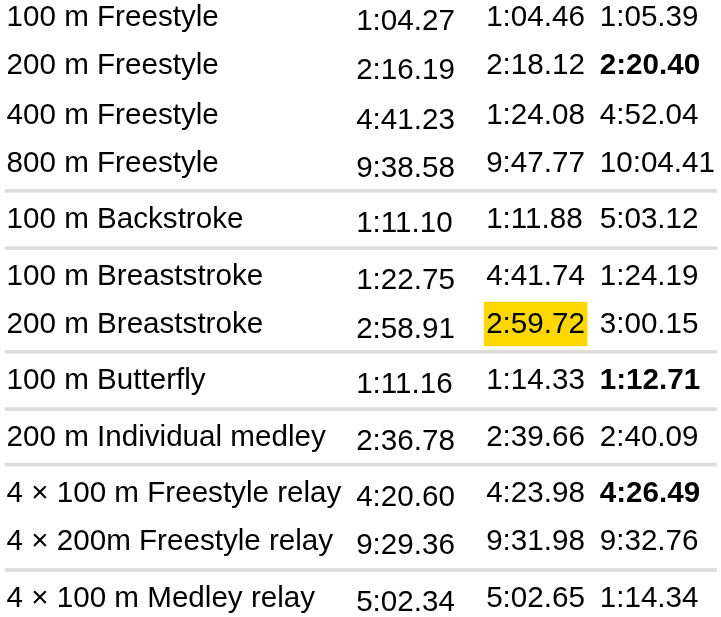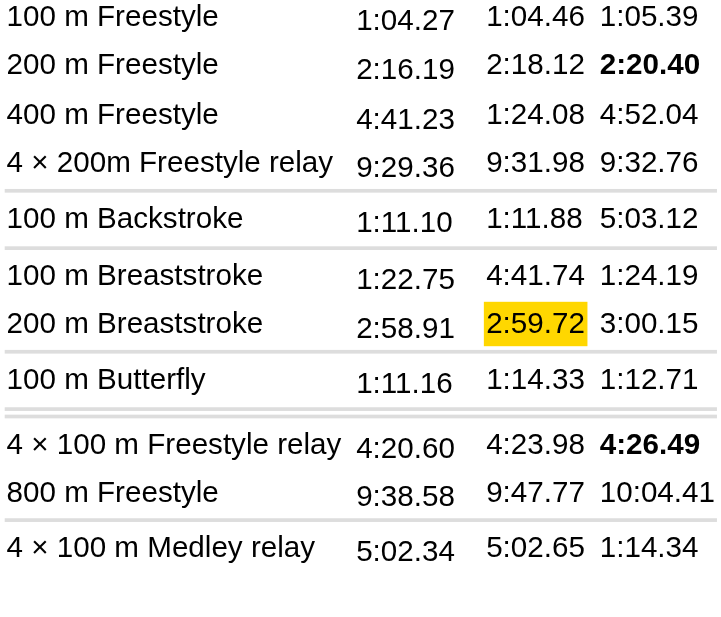rows swapped: (113, 162) <-> (170, 540)
(650, 379) bold -> (649, 379) normal
- row: (166, 436)
